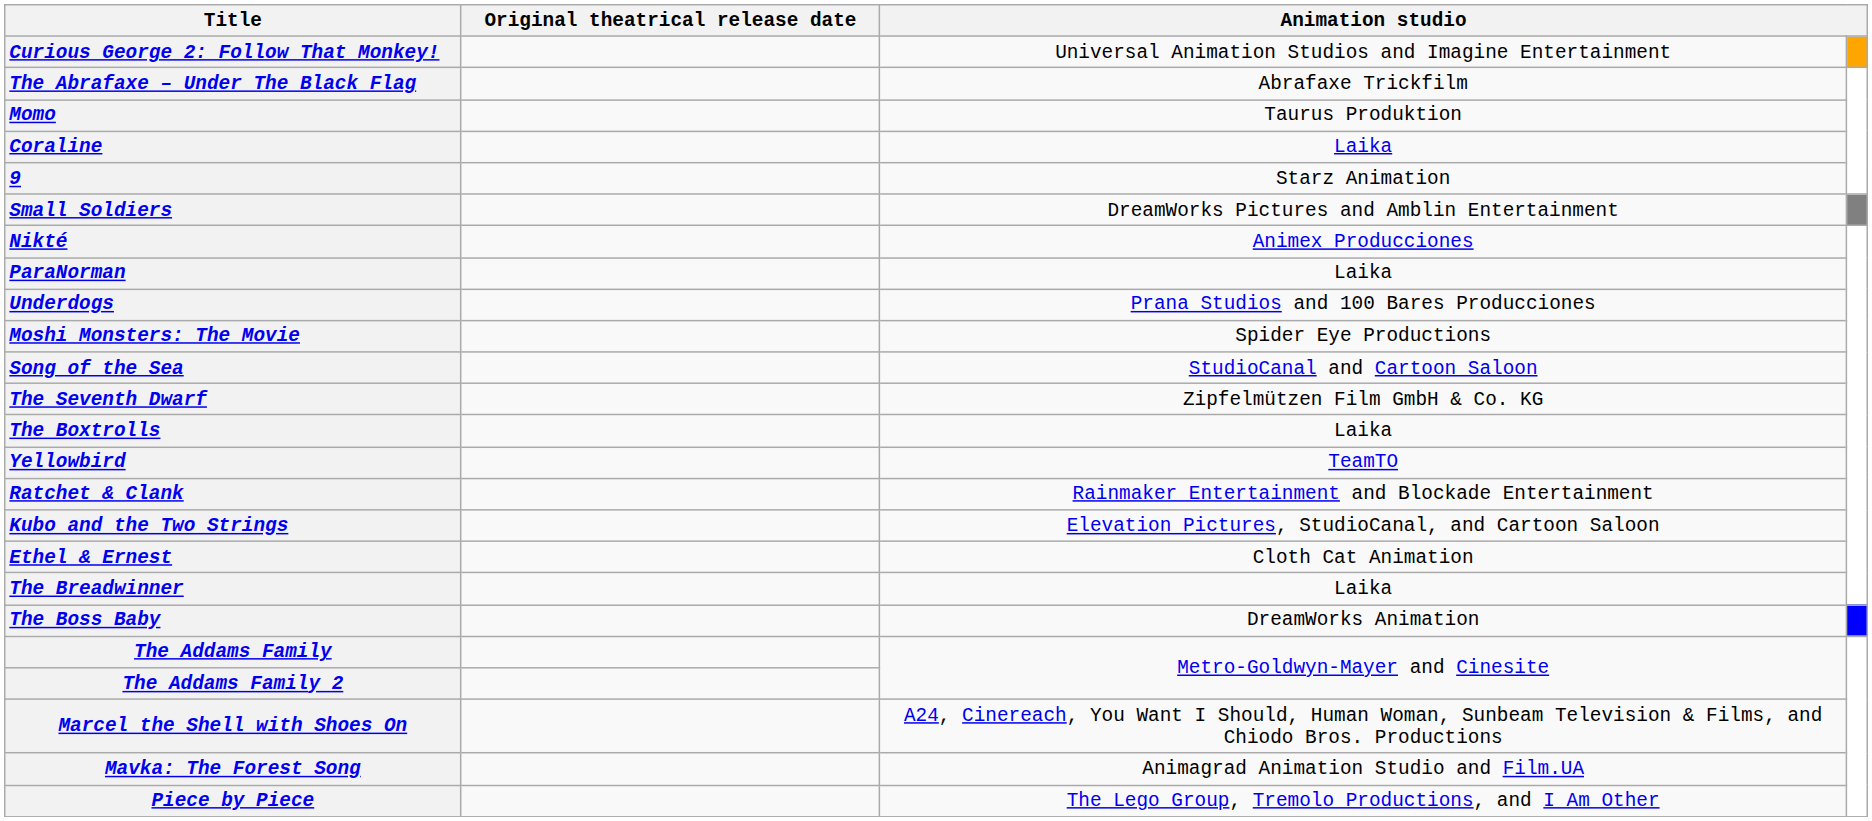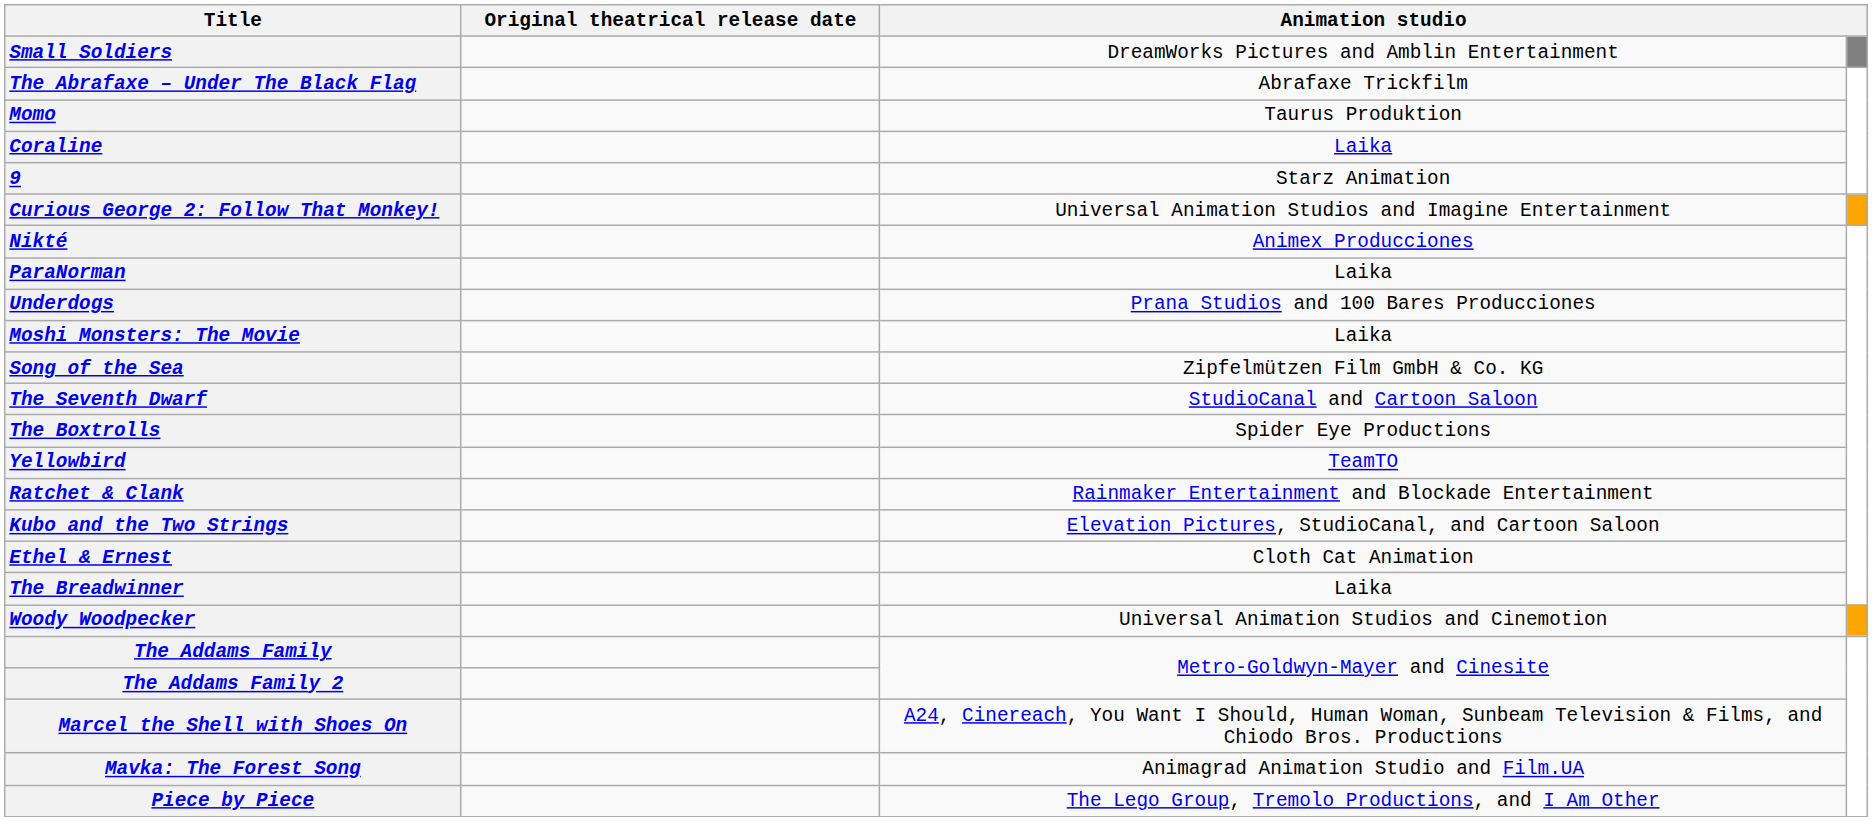rows swapped: (91, 210) <-> (224, 52)
(1363, 336) Spider Eye Productions -> (1363, 336) Laika
(1363, 368) StudioCanal and Cartoon Saloon -> (1363, 368) Zipfelmützen Film GmbH & Co. KG
(1363, 399) Zipfelmützen Film GmbH & Co. KG -> (1363, 399) StudioCanal and Cartoon Saloon
(1363, 431) Laika -> (1363, 431) Spider Eye Productions
+ row: (102, 620)
- row: (85, 620)
